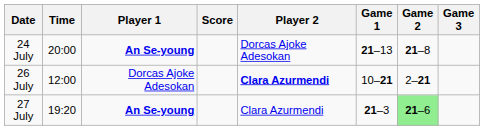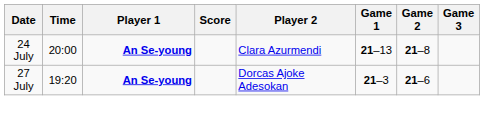(273, 50) Dorcas Ajoke Adesokan -> (280, 50) Clara Azurmendi
- row: (23, 80)
(282, 111) Clara Azurmendi -> (271, 80) Dorcas Ajoke Adesokan
(418, 111) lightgreen background -> (417, 80) no background
